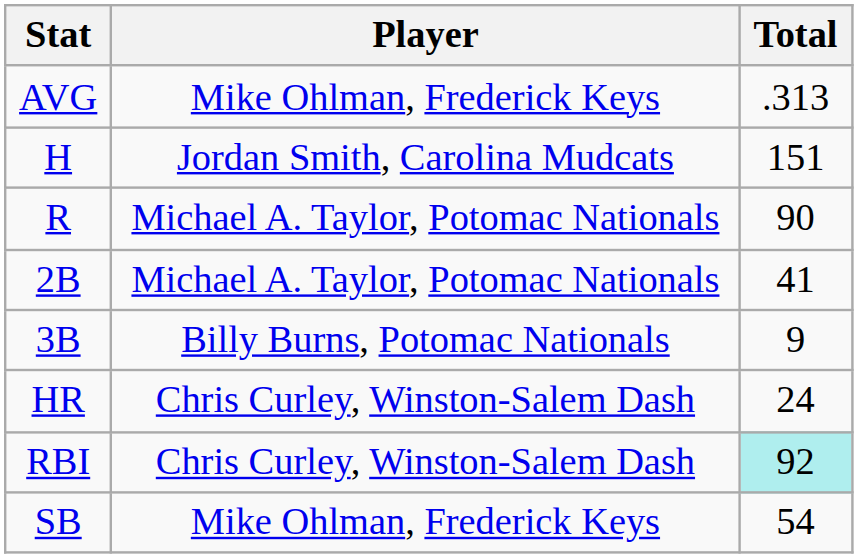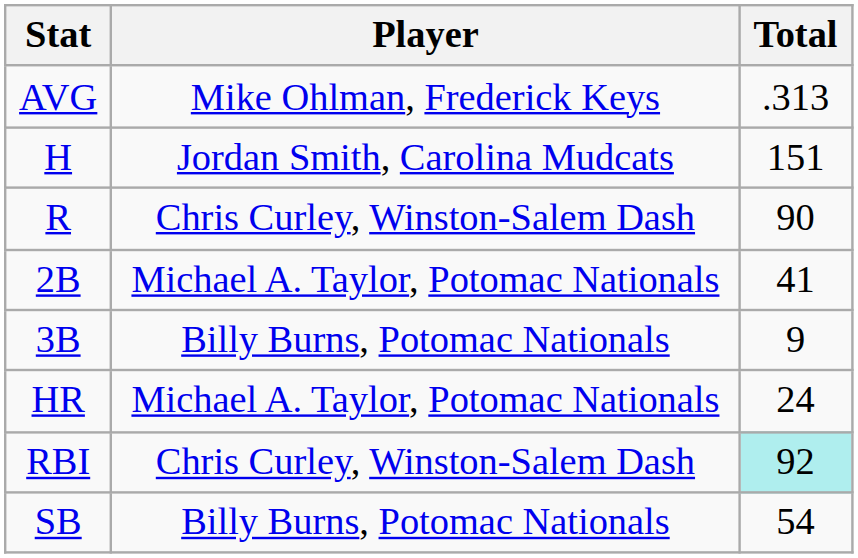(425, 217) Michael A. Taylor, Potomac Nationals -> (425, 217) Chris Curley, Winston-Salem Dash
(425, 400) Chris Curley, Winston-Salem Dash -> (425, 400) Michael A. Taylor, Potomac Nationals
(425, 522) Mike Ohlman, Frederick Keys -> (425, 522) Billy Burns, Potomac Nationals
